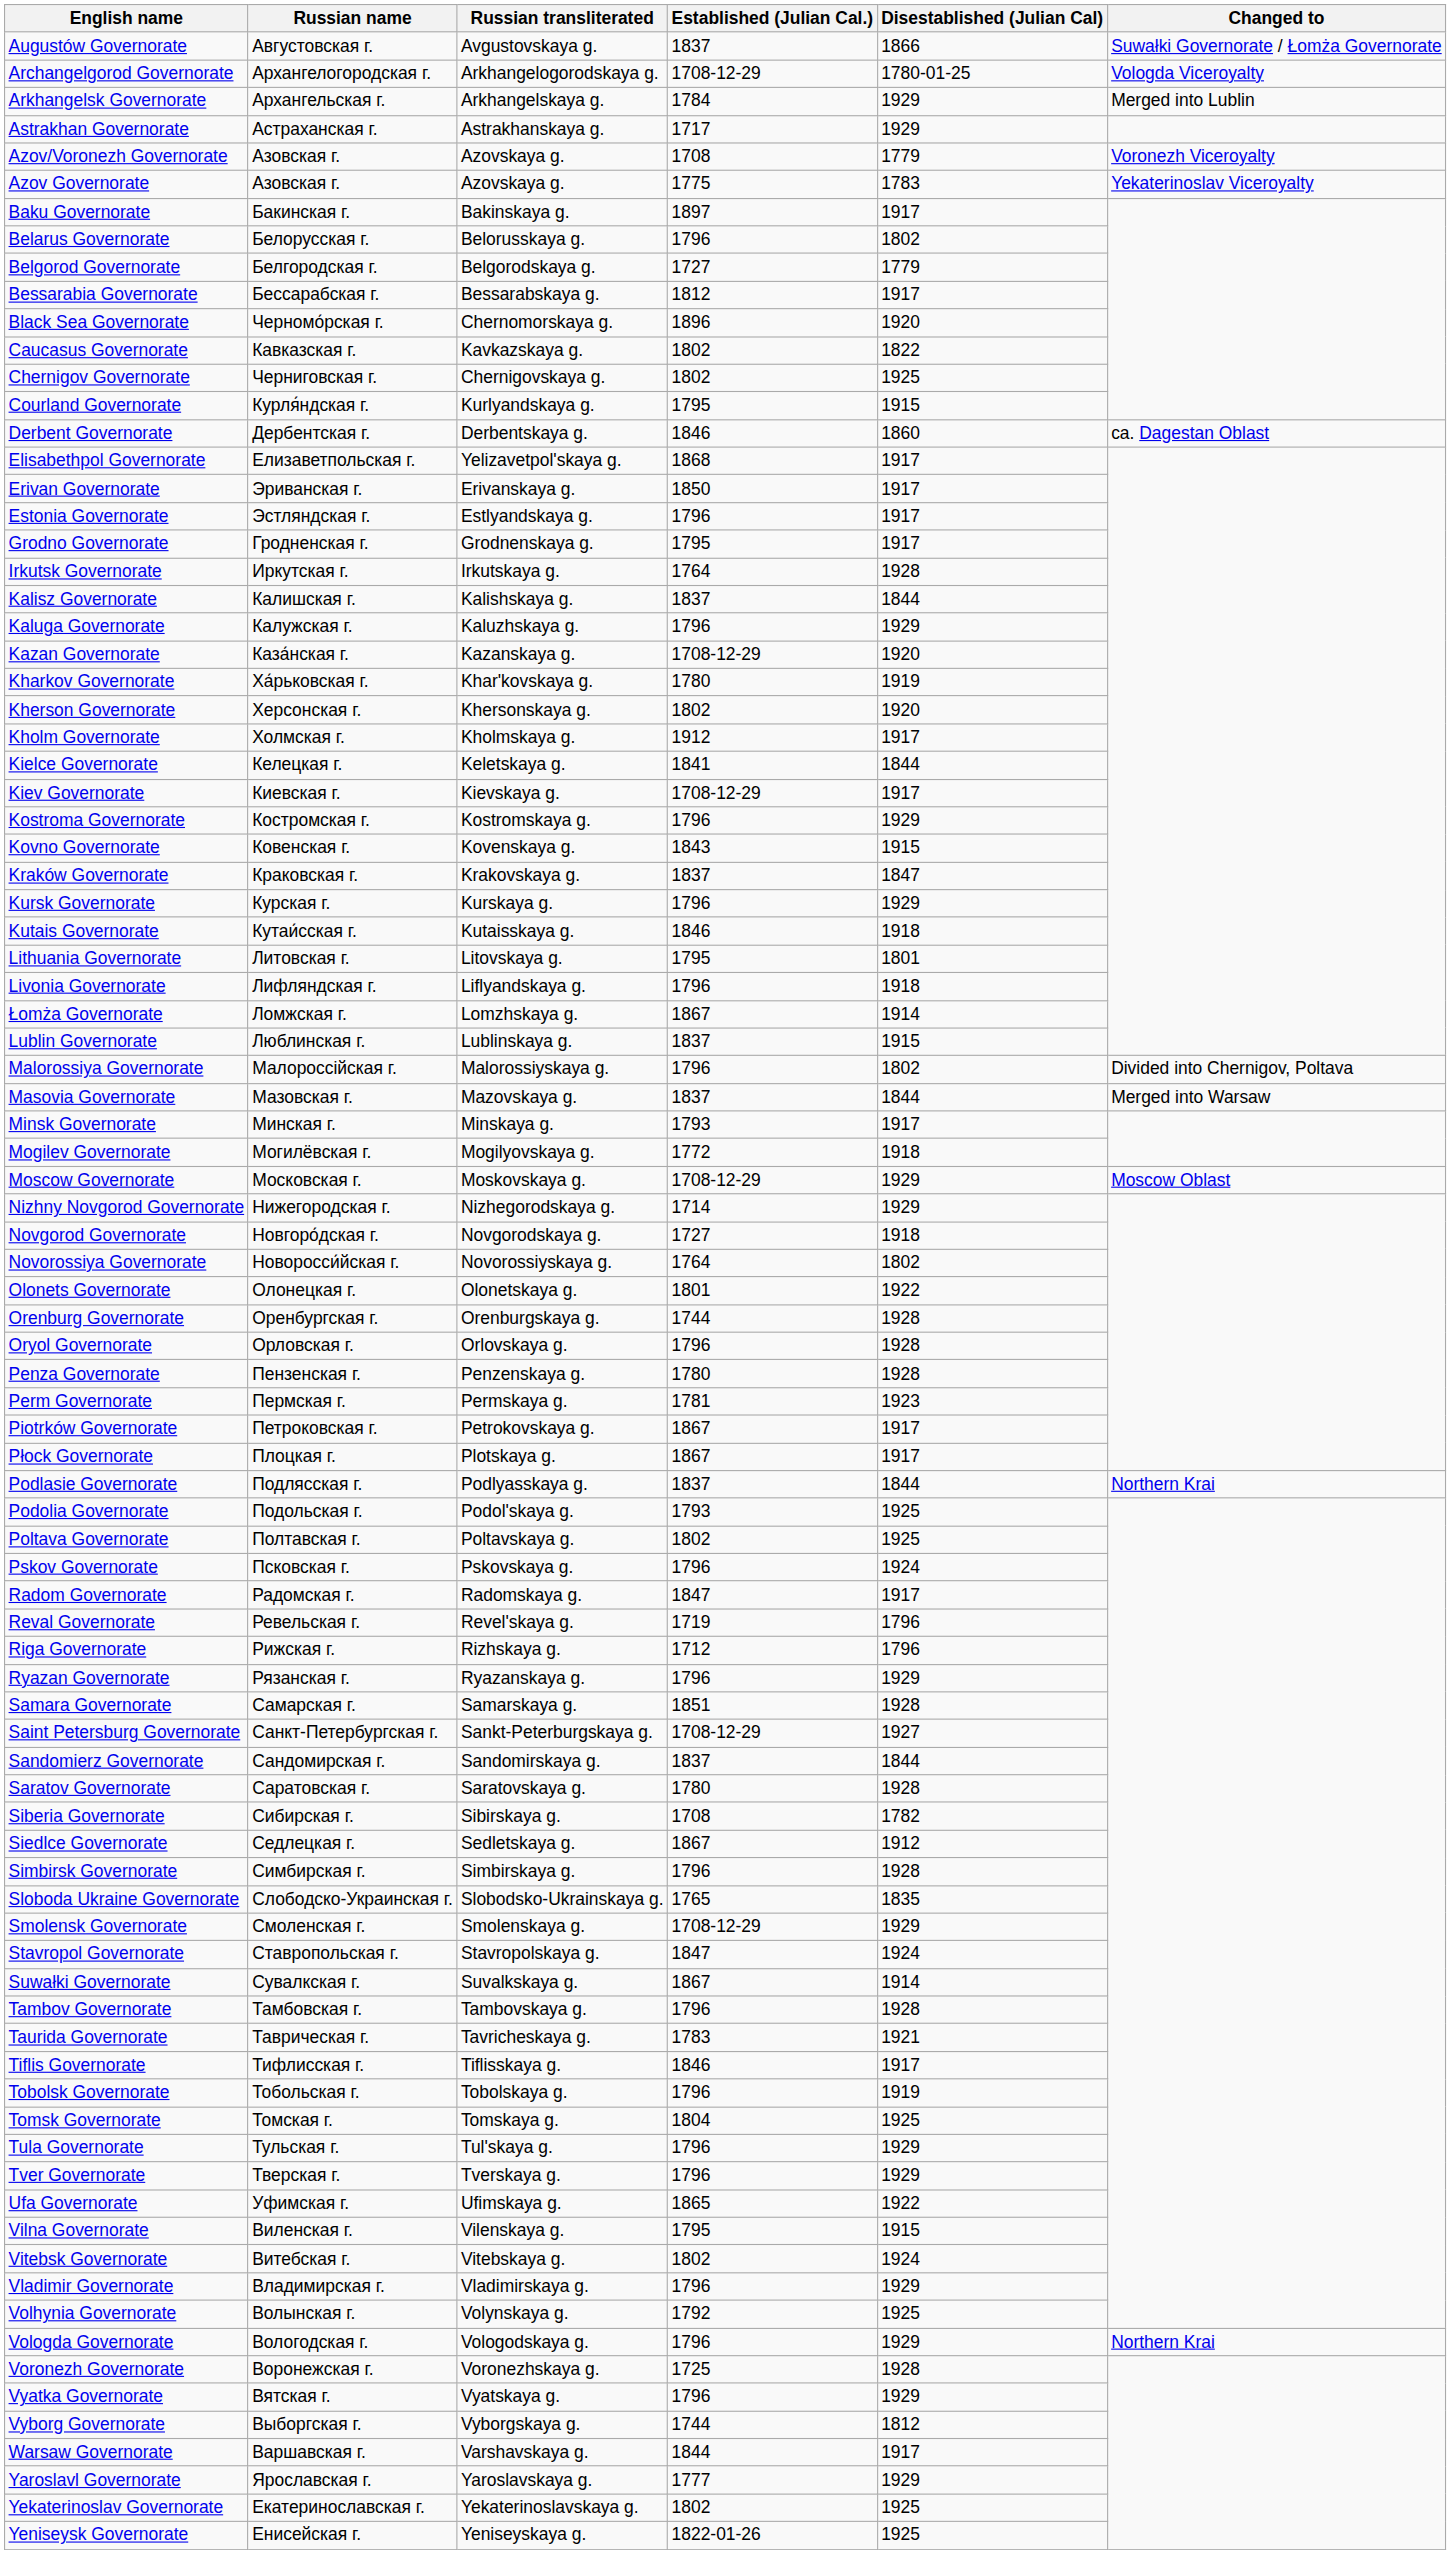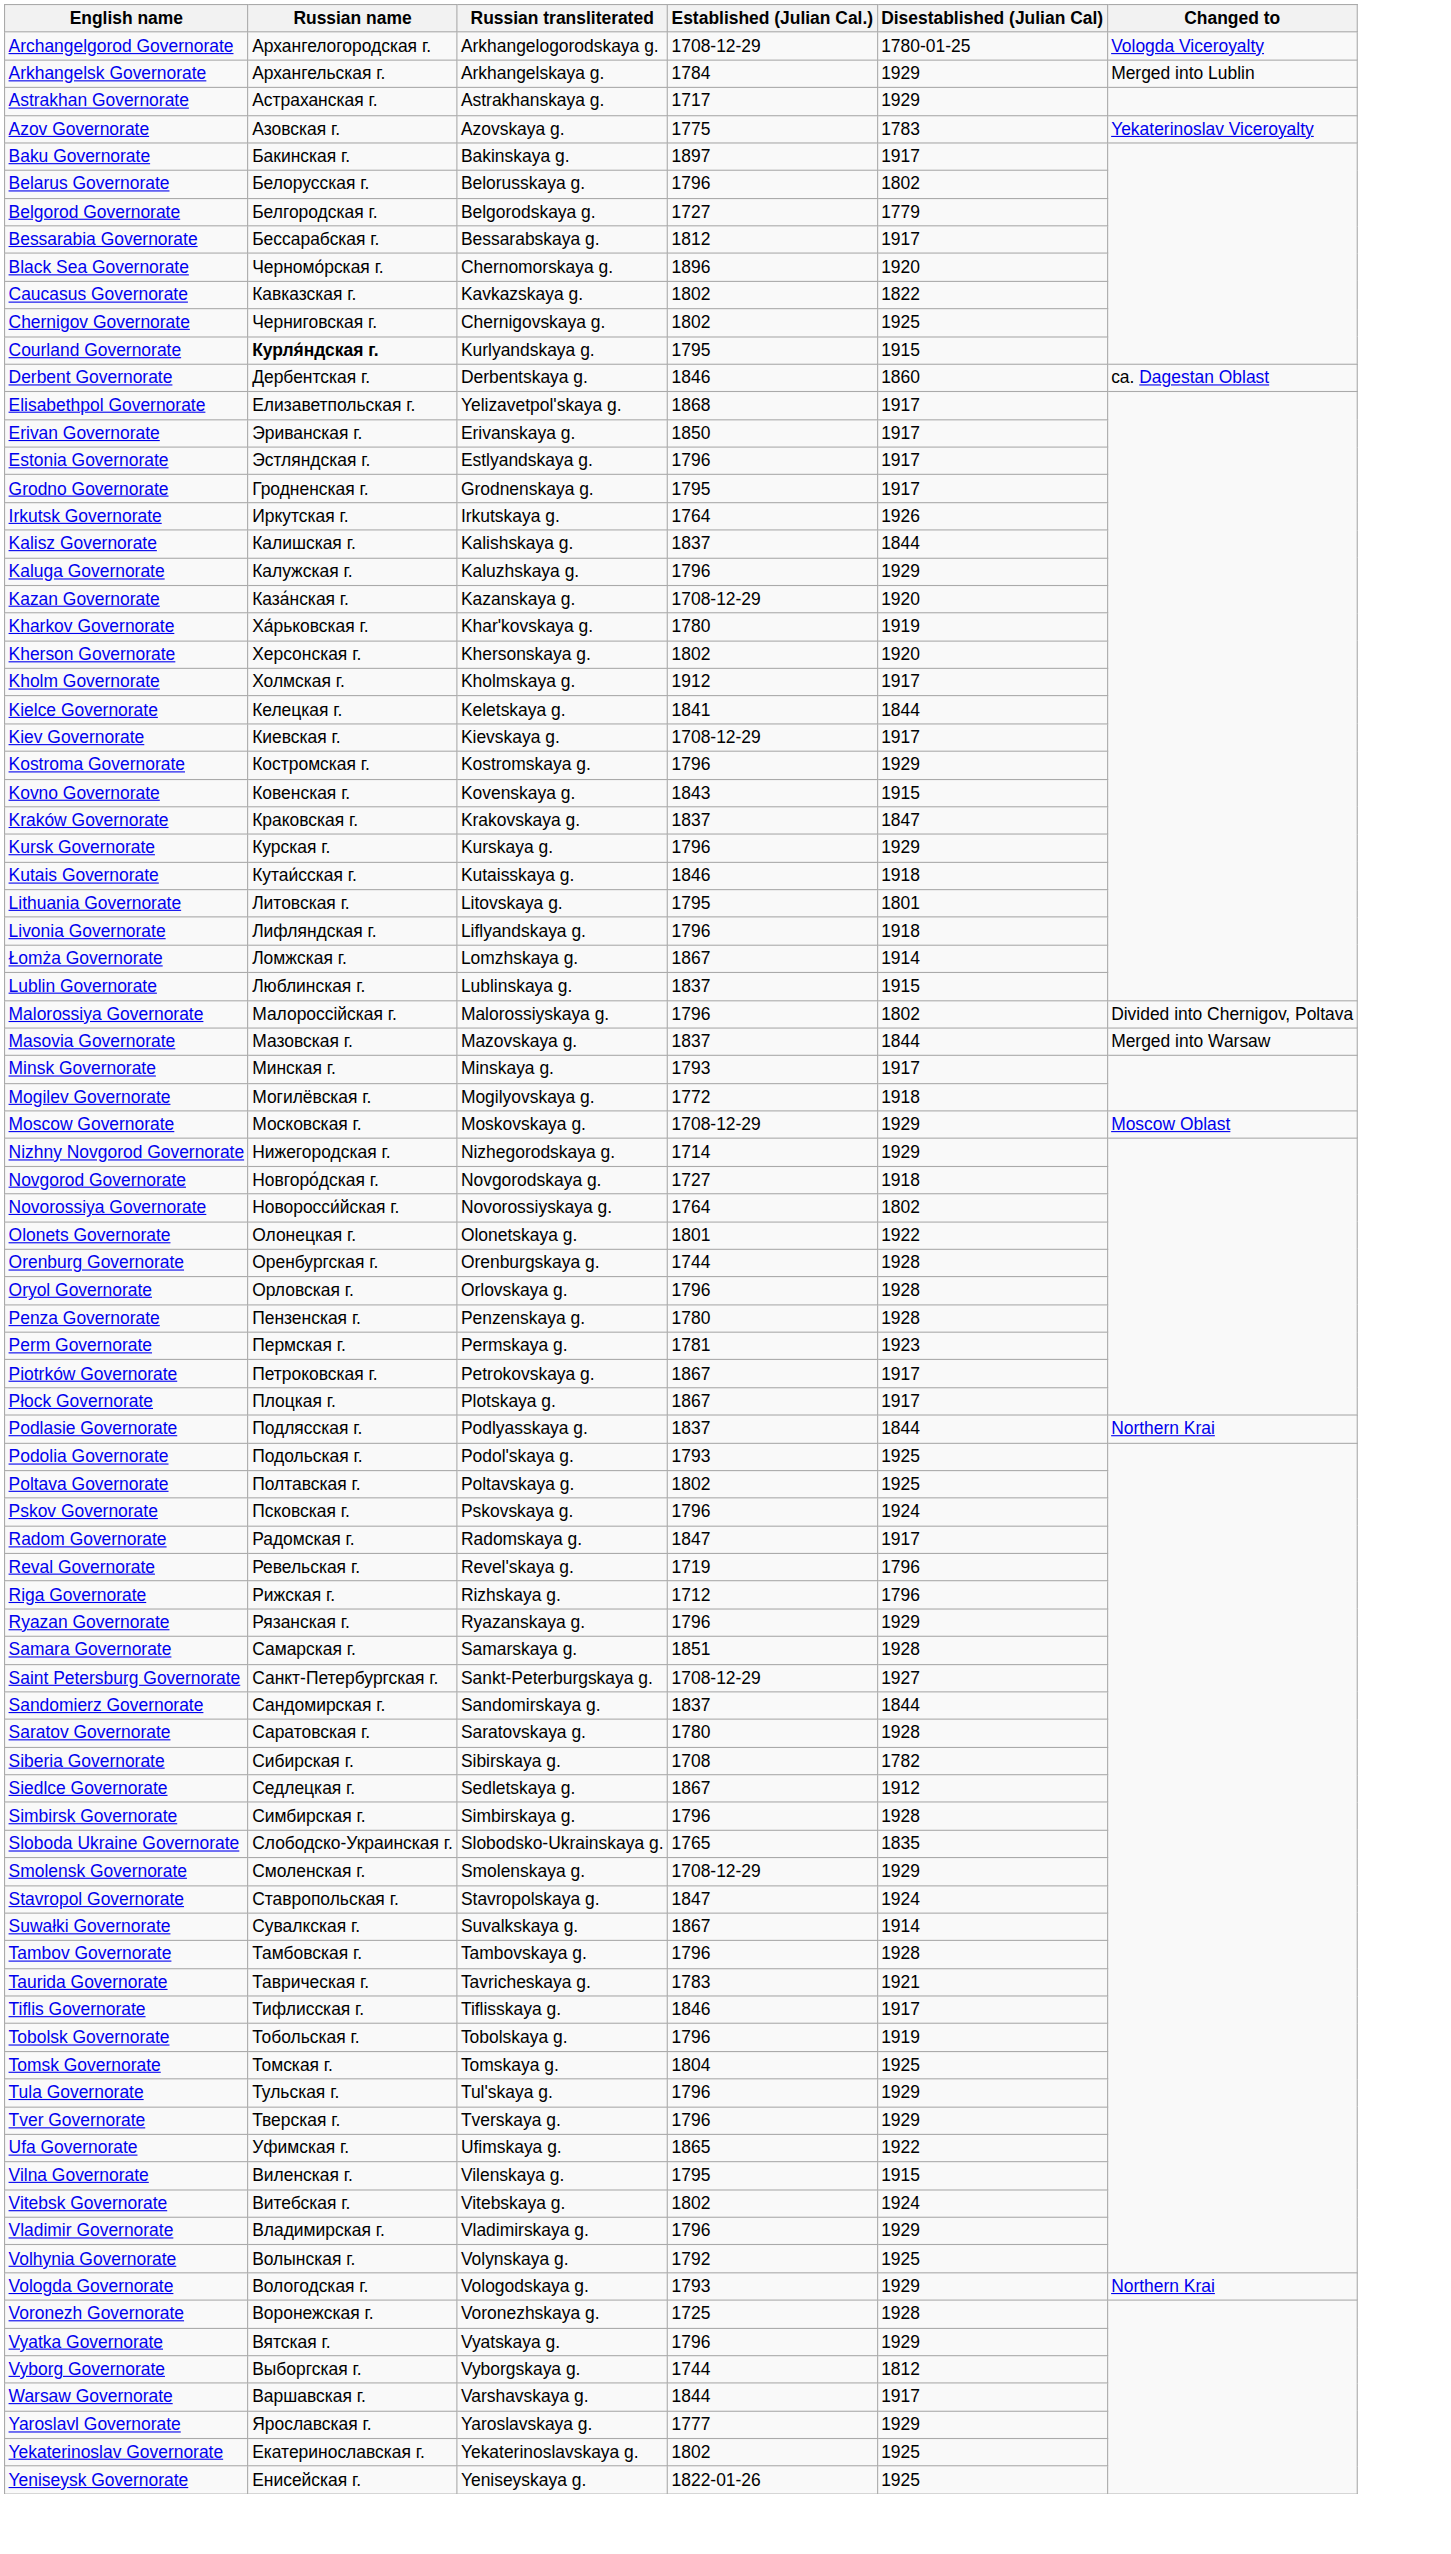- row: (98, 45)
- row: (118, 156)
(311, 405) normal -> (315, 350) bold
(901, 571) 1928 -> (901, 516) 1926
(691, 2341) 1796 -> (691, 2286) 1793
